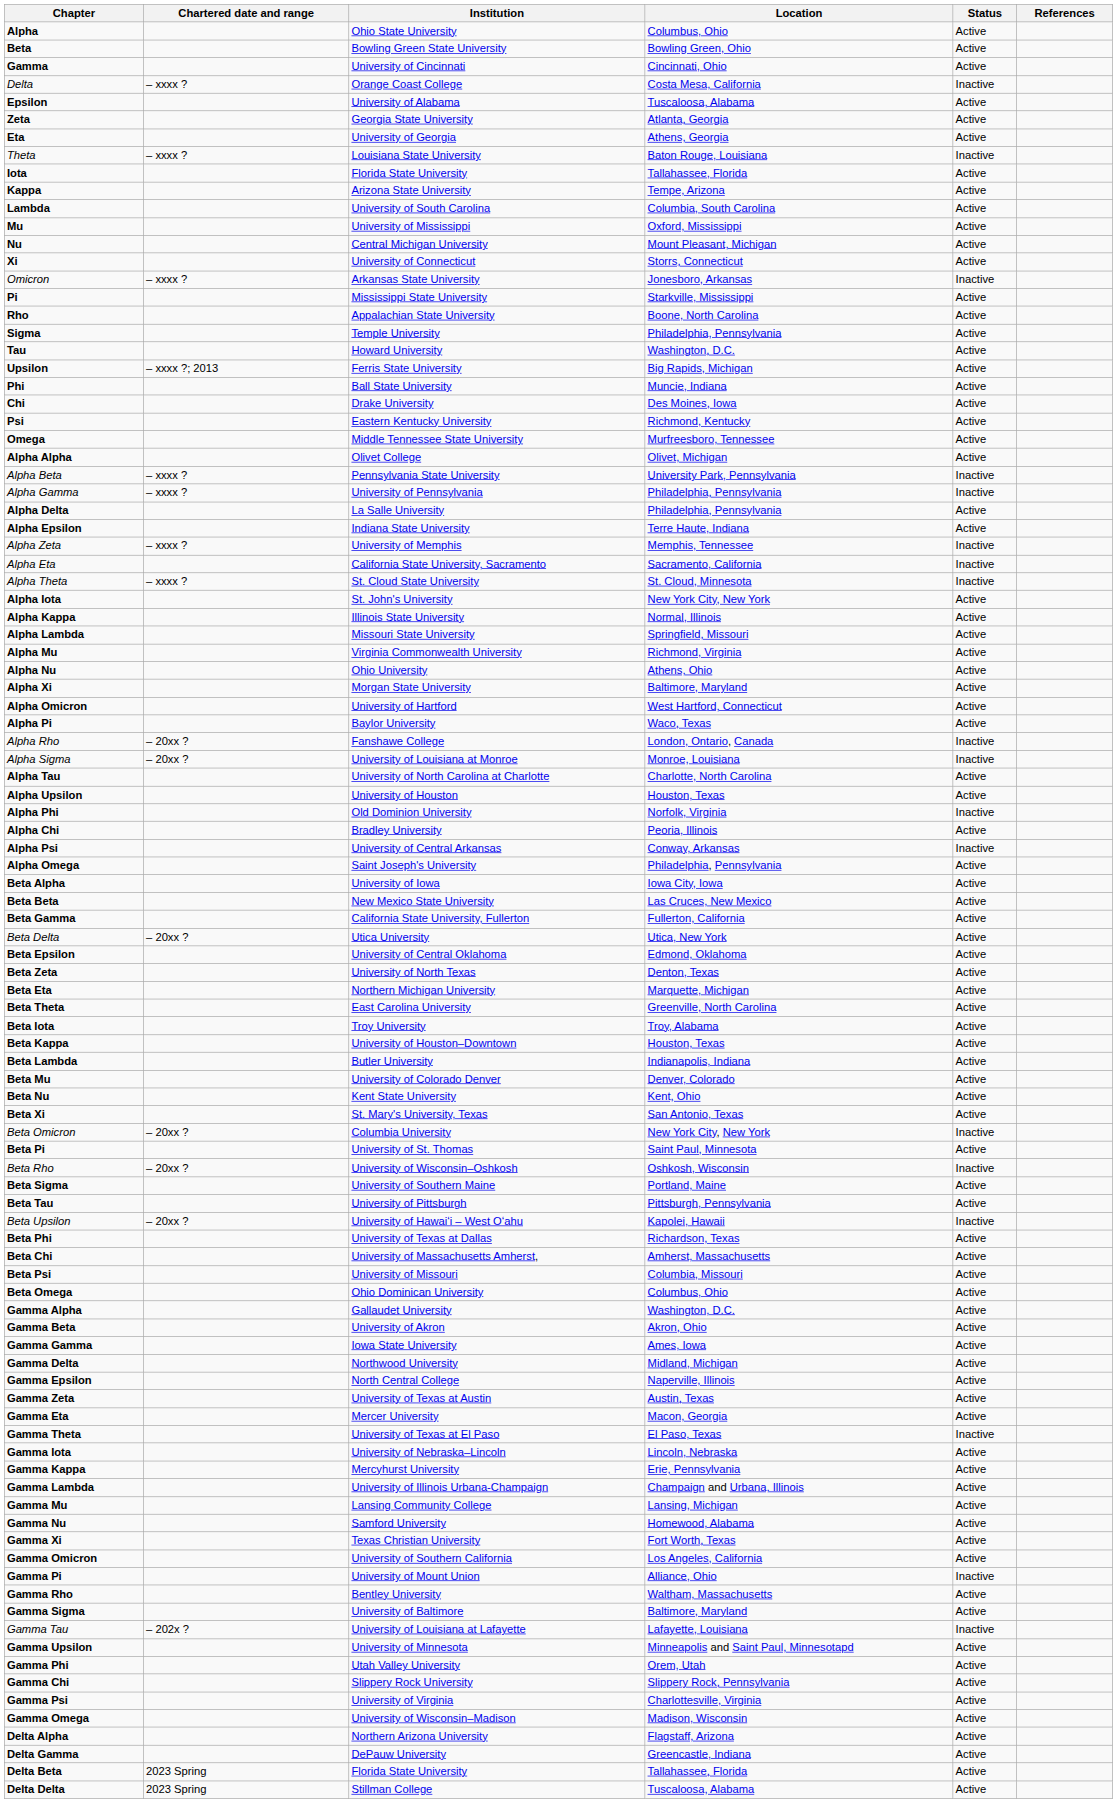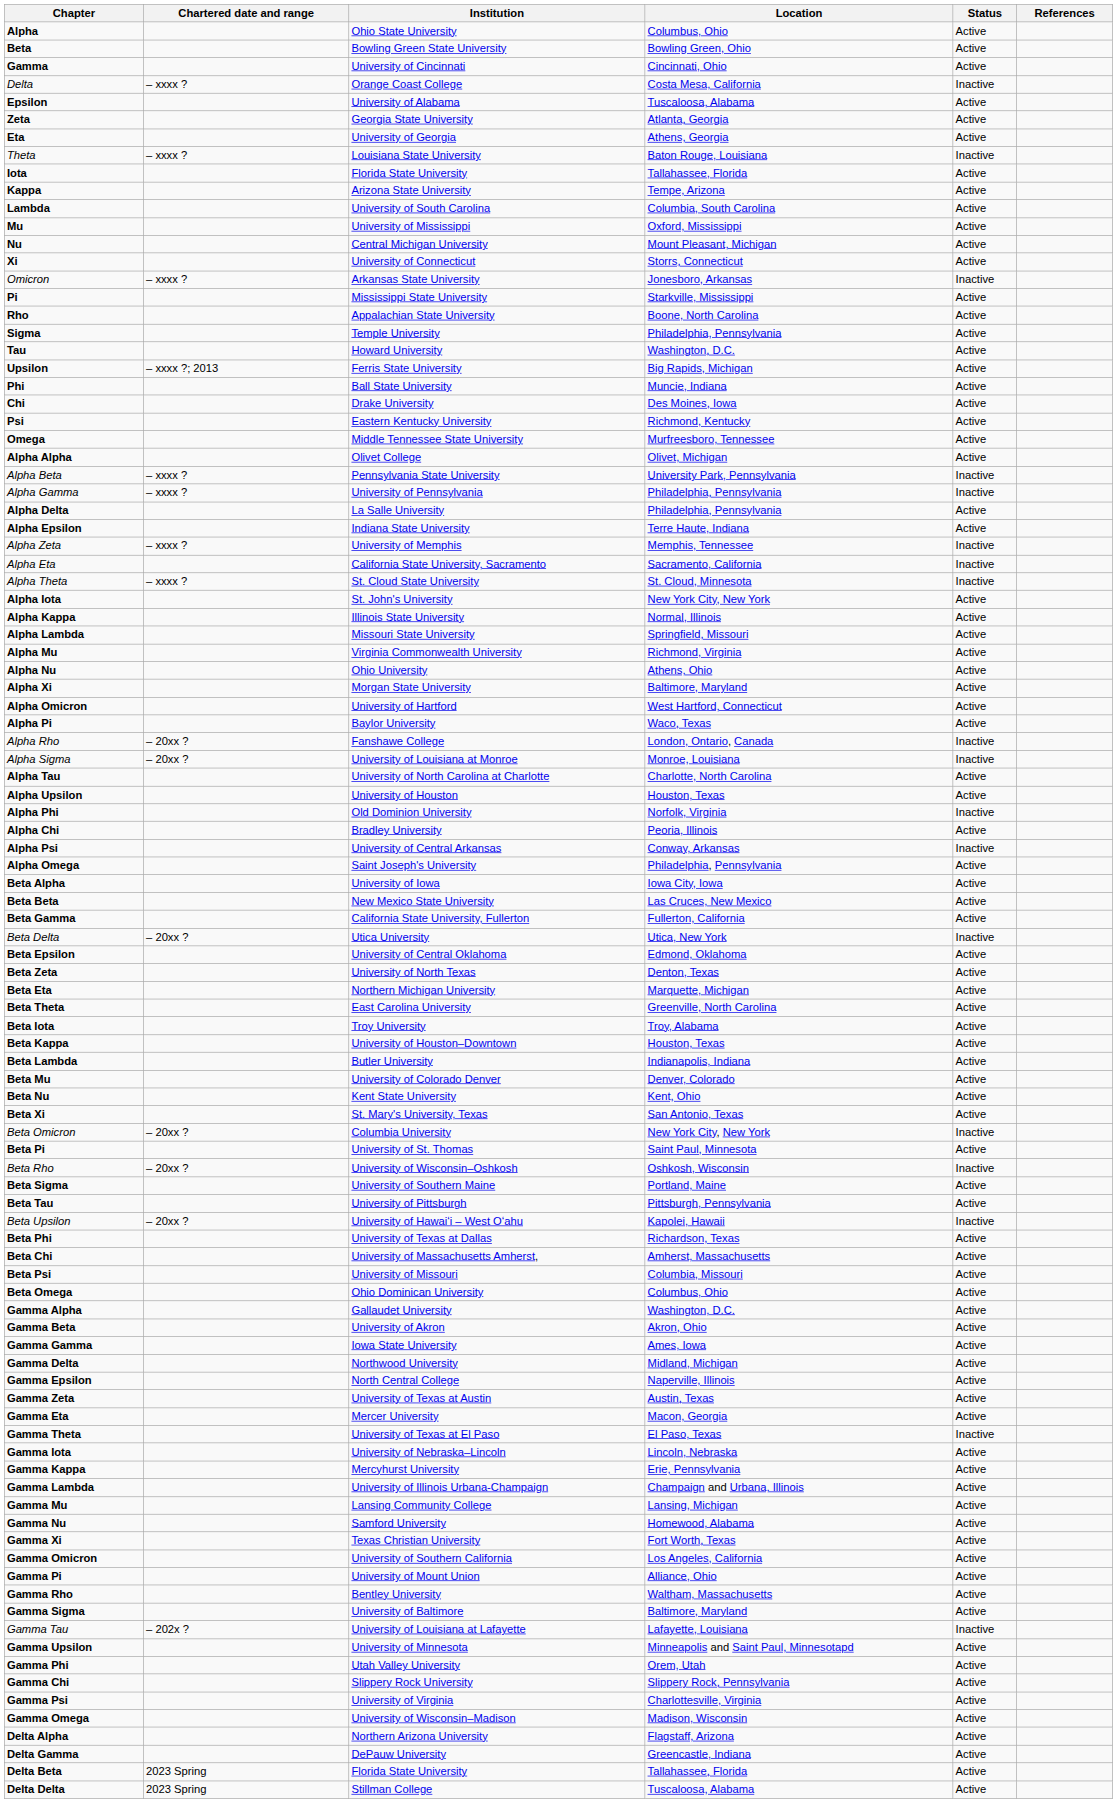(971, 937) Active -> (975, 937) Inactive
(975, 1576) Inactive -> (971, 1576) Active
